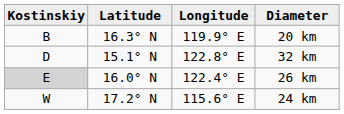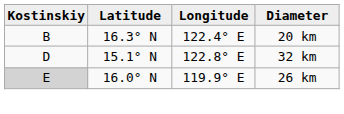(214, 36) 119.9° E -> (214, 36) 122.4° E
(214, 78) 122.4° E -> (214, 78) 119.9° E
- row: (297, 99)
